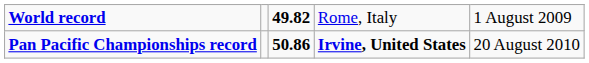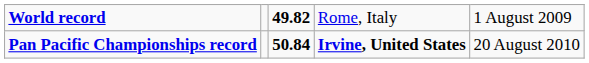(291, 44) 50.86 -> (291, 44) 50.84
